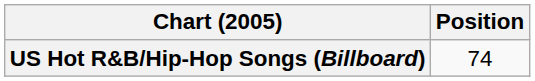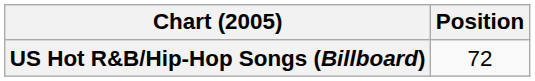(480, 57) 74 -> (480, 57) 72
